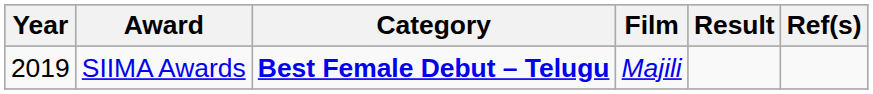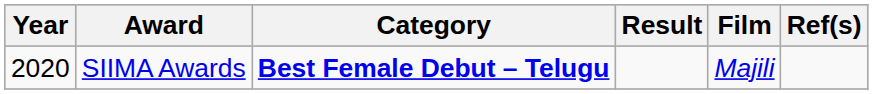columns swapped: (652, 25) <-> (734, 25)
(40, 67) 2019 -> (40, 67) 2020
